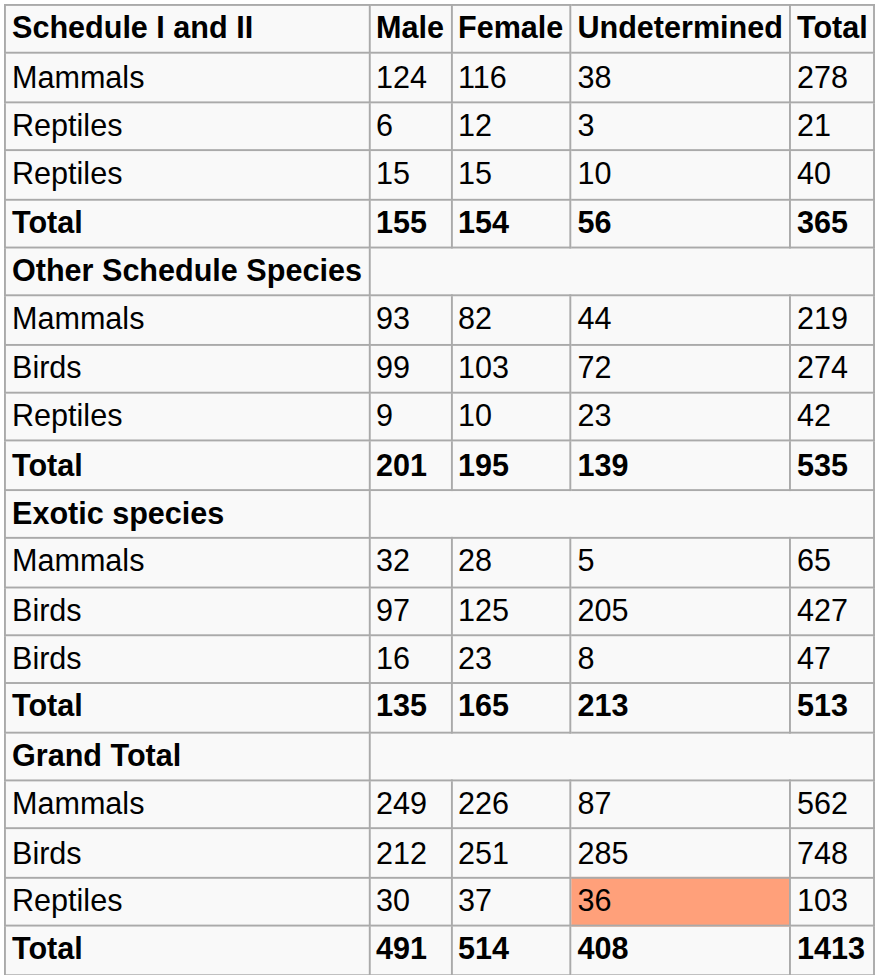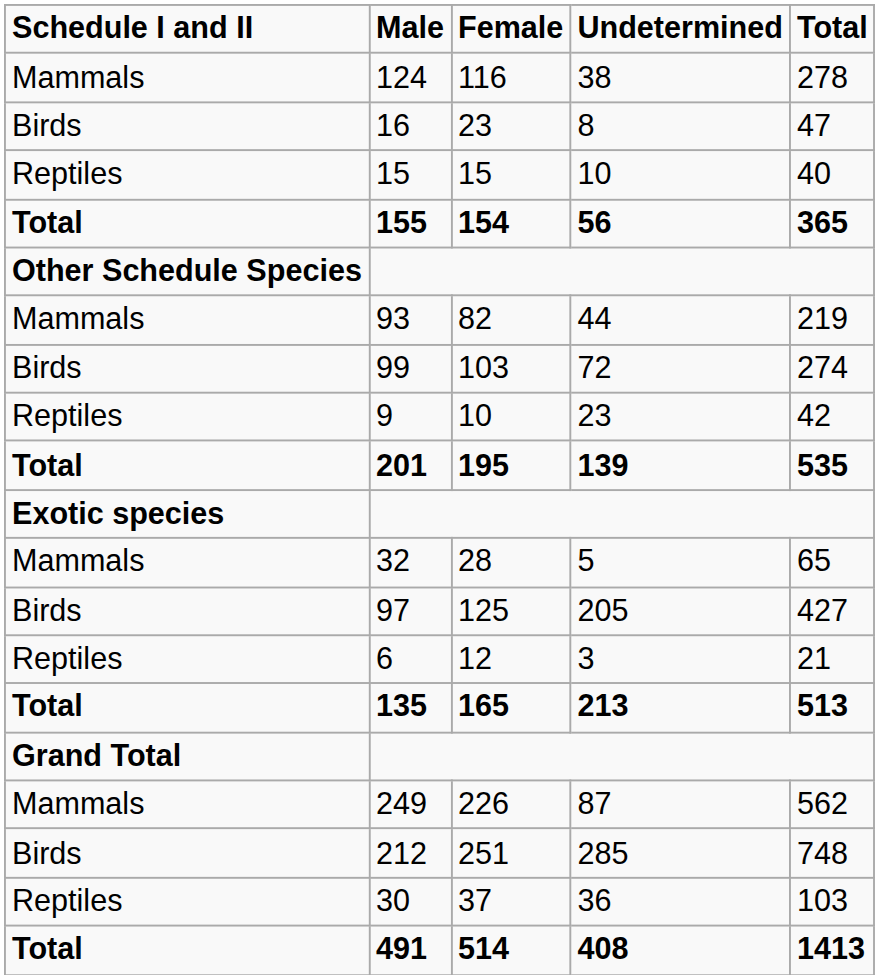rows swapped: (47, 658) <-> (67, 125)
(594, 901) lightsalmon background -> (594, 901) no background
